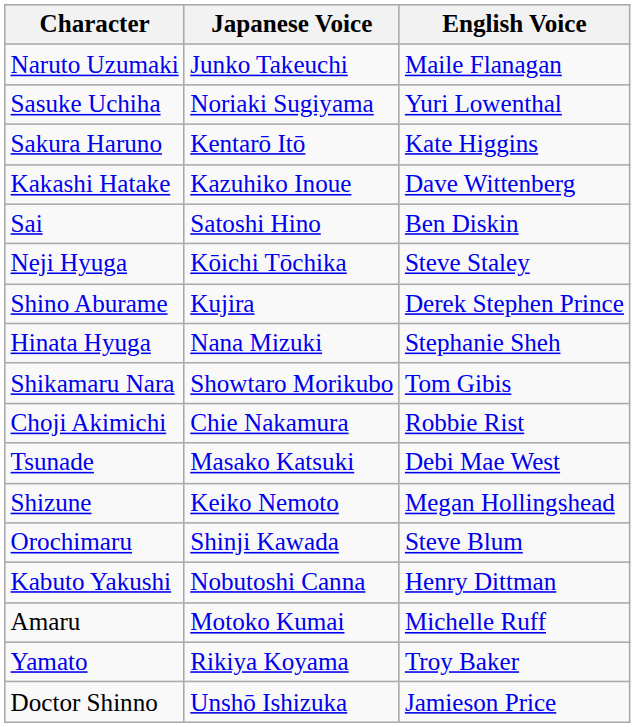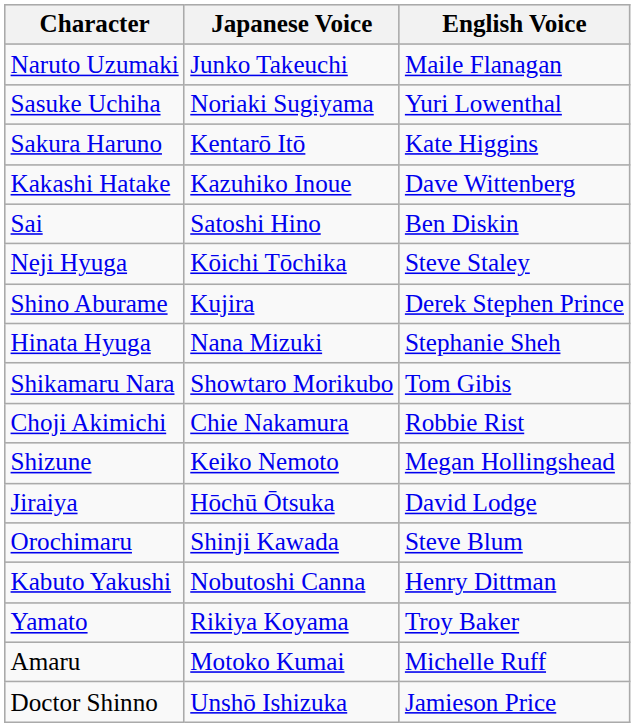- row: (52, 462)
+ row: (44, 502)
rows swapped: (49, 661) <-> (45, 622)
